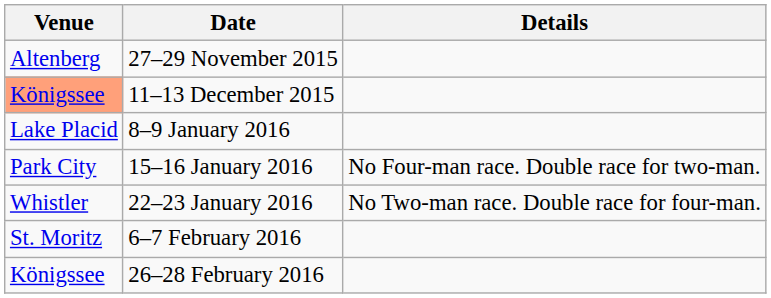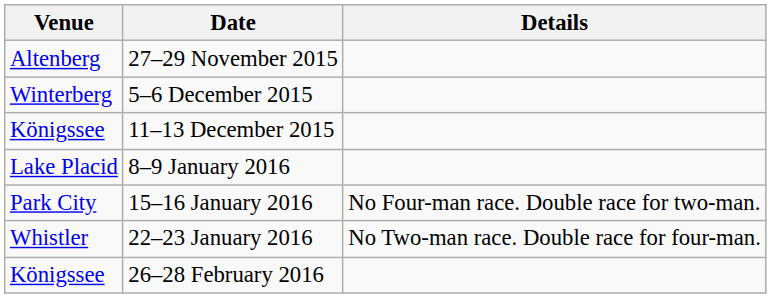+ row: (220, 94)
(57, 94) lightsalmon background -> (57, 130) no background
- row: (215, 238)
